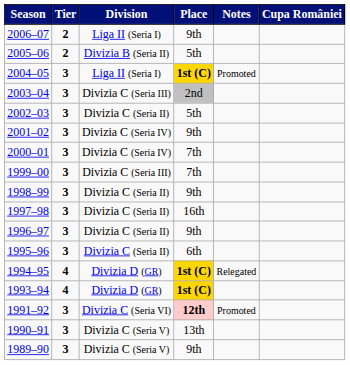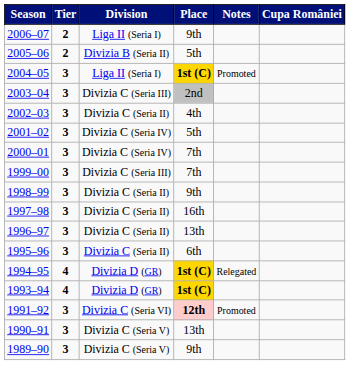(194, 113) 5th -> (194, 113) 4th
(194, 133) 9th -> (194, 133) 5th
(194, 231) 9th -> (194, 231) 13th
